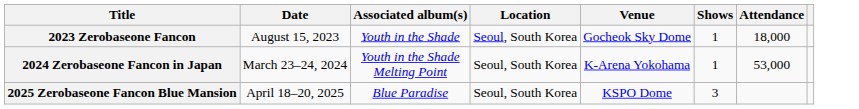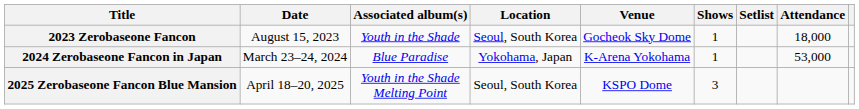+ column: (757, 15)
(410, 64) Youth in the Shade Melting Point -> (410, 57) Blue Paradise
(525, 64) Seoul, South Korea -> (525, 57) Yokohama, Japan
(410, 93) Blue Paradise -> (410, 85) Youth in the Shade Melting Point
